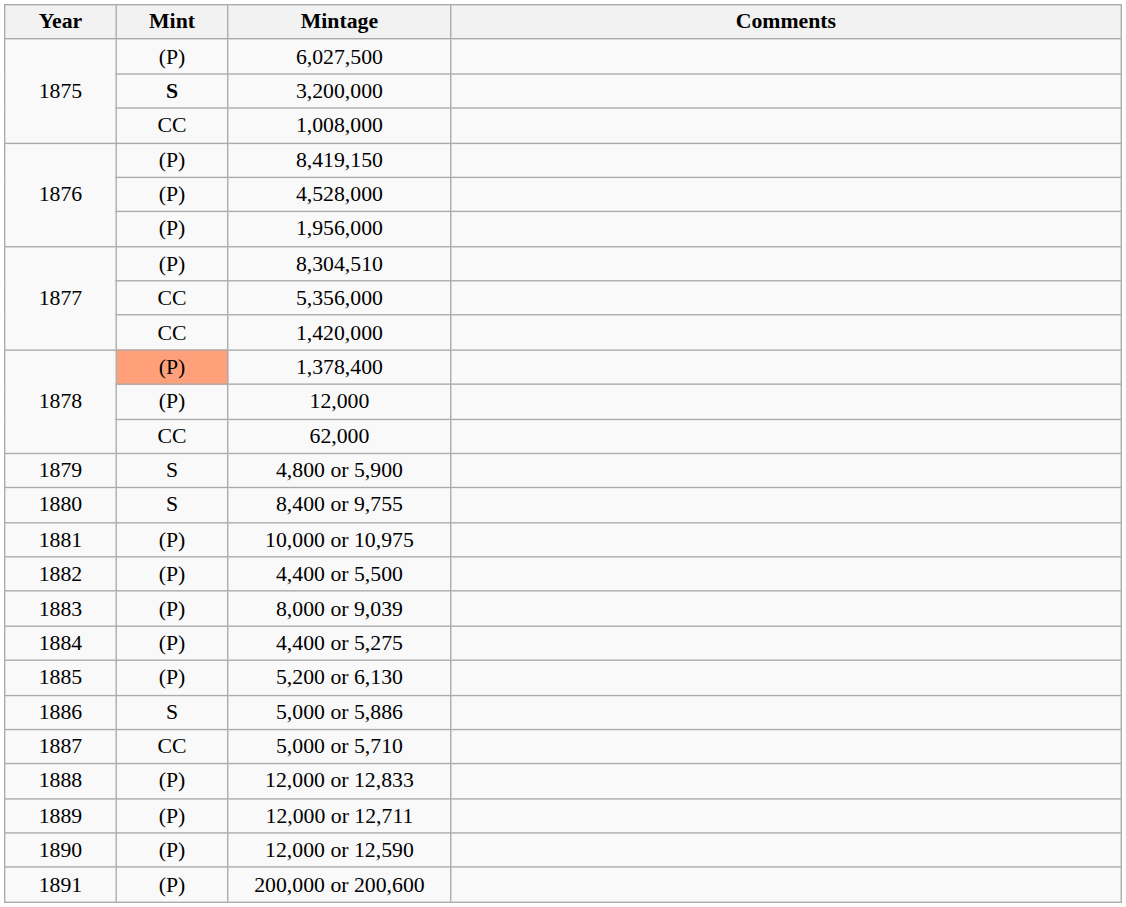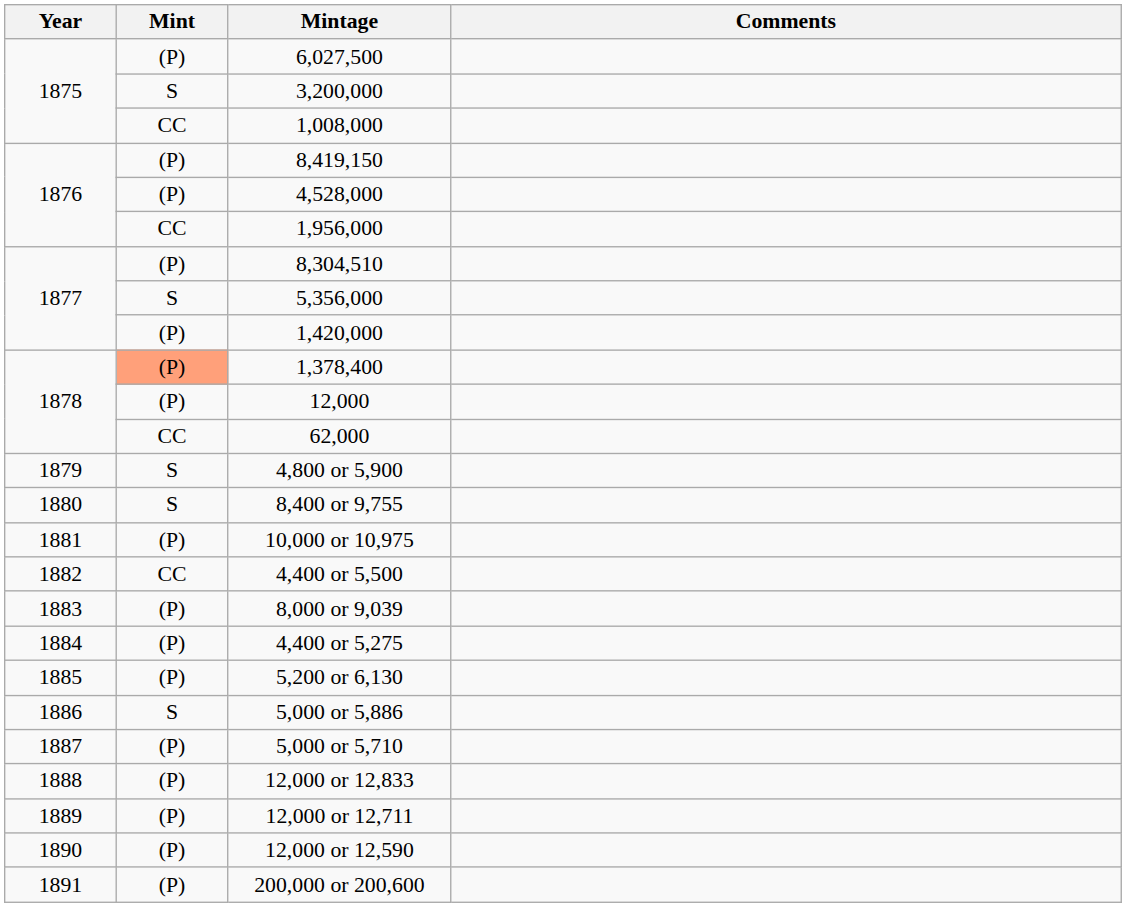(172, 90) bold -> (172, 90) normal
(172, 228) (P) -> (172, 228) CC
(172, 297) CC -> (172, 297) S
(172, 332) CC -> (172, 332) (P)
(172, 573) (P) -> (172, 573) CC
(172, 746) CC -> (172, 746) (P)
